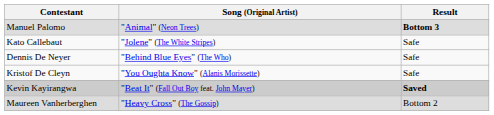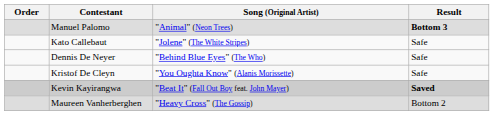+ column: (27, 12)
